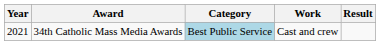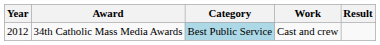(18, 31) 2021 -> (18, 31) 2012
